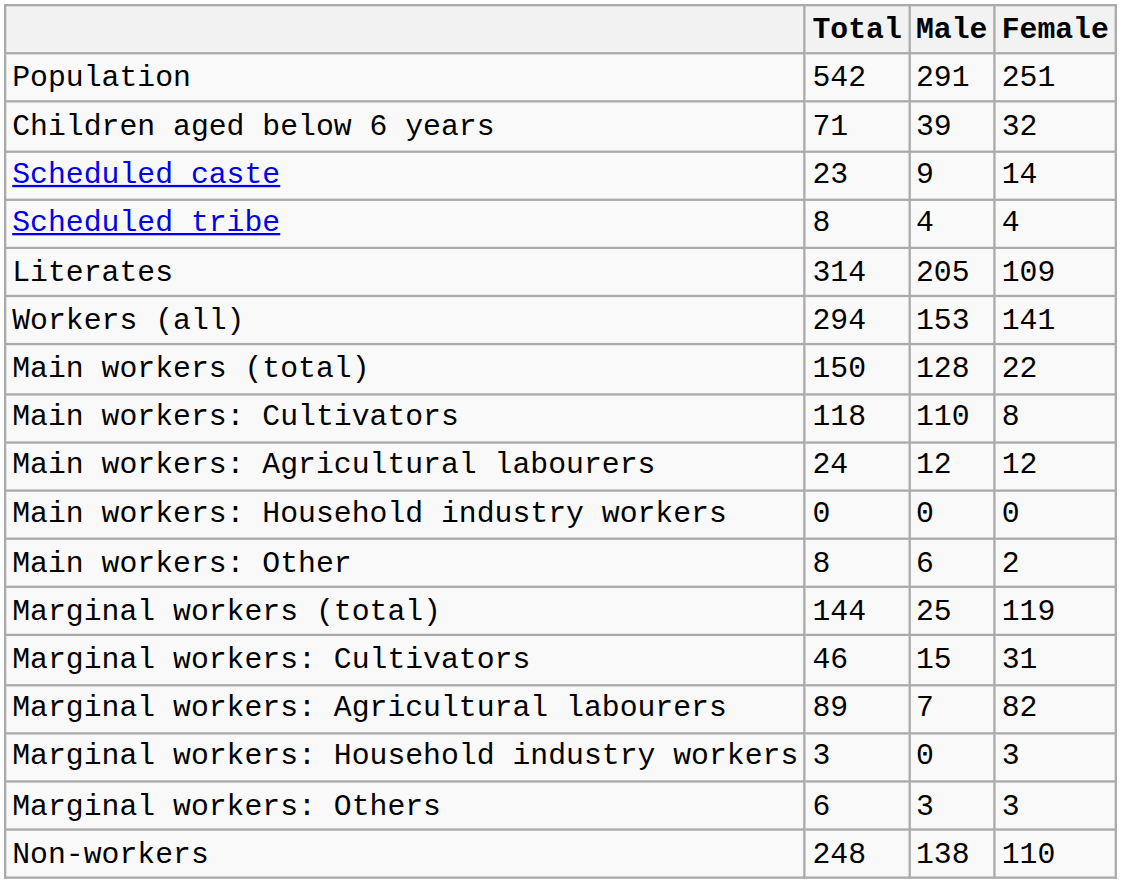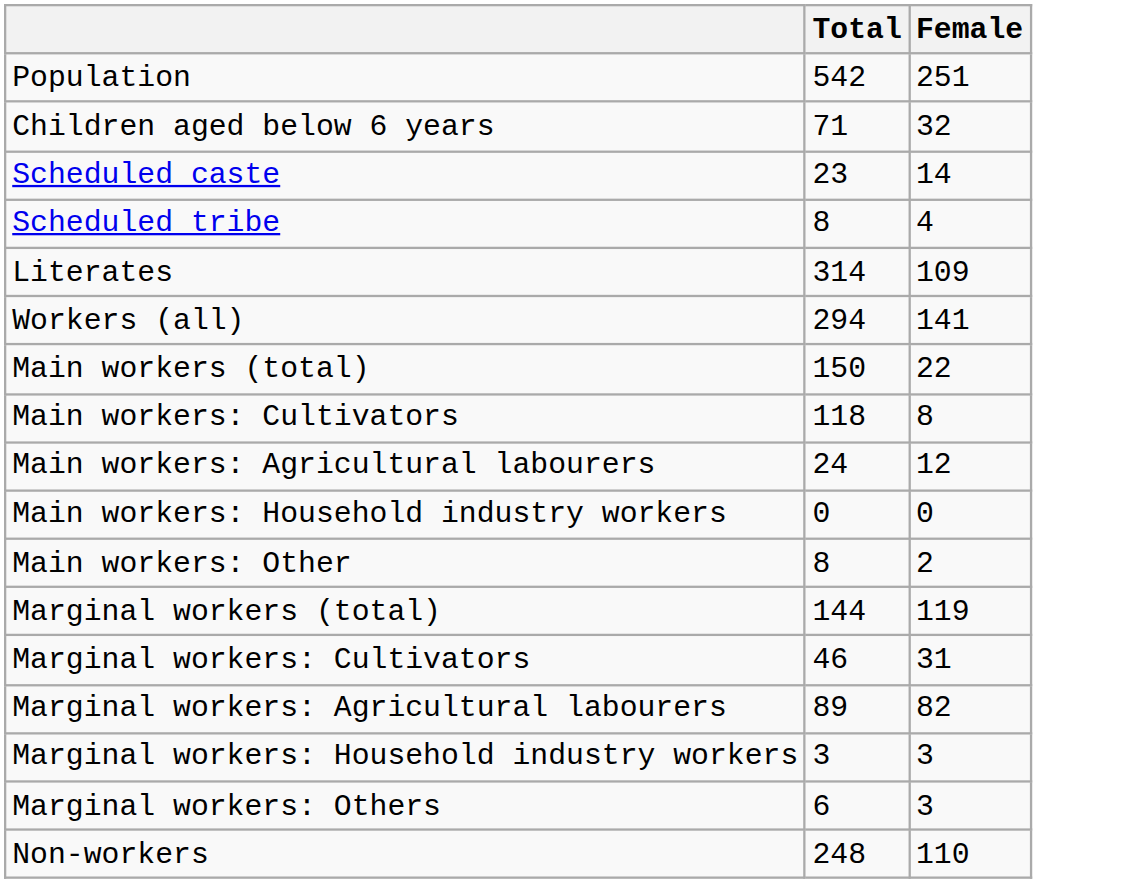- column: (952, 29)
